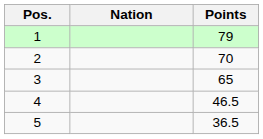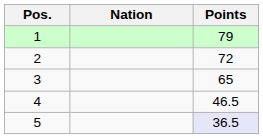(226, 58) 70 -> (226, 58) 72
(226, 123) no background -> (226, 123) lavender background
